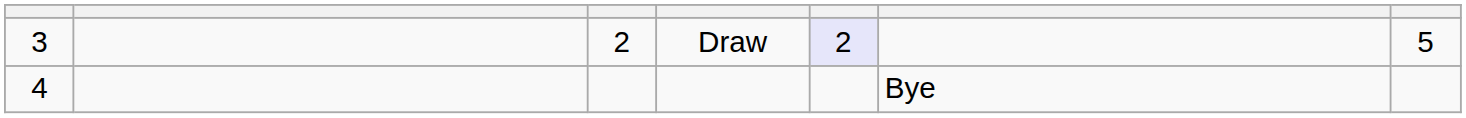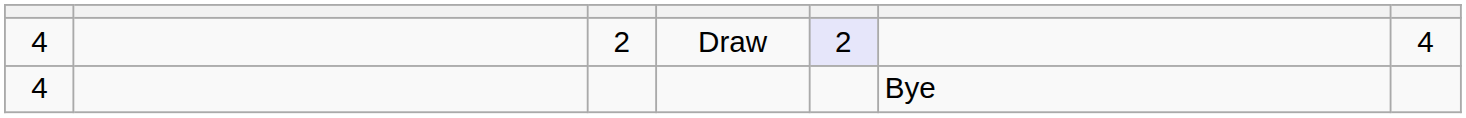(39, 41) 3 -> (39, 41) 4
(1426, 41) 5 -> (1426, 41) 4
